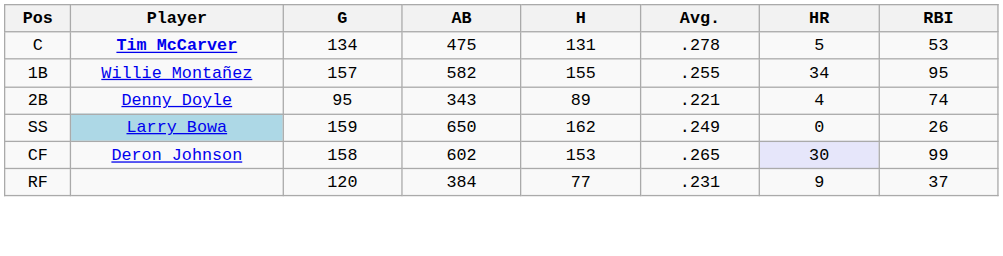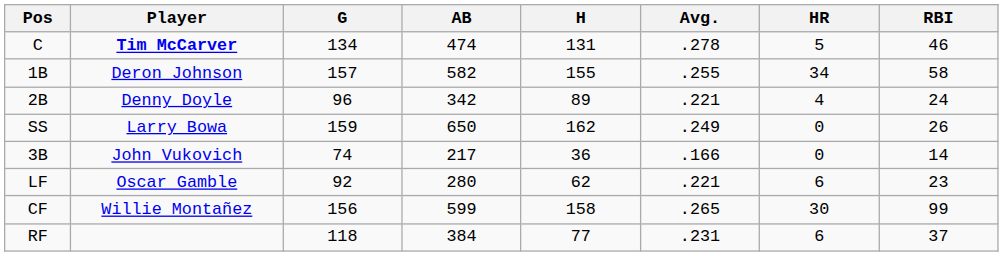(462, 46) 475 -> (462, 46) 474
(938, 46) 53 -> (938, 46) 46
(177, 73) Willie Montañez -> (177, 73) Deron Johnson
(938, 73) 95 -> (938, 73) 58
(342, 100) 95 -> (342, 100) 96
(462, 100) 343 -> (462, 100) 342
(938, 100) 74 -> (938, 100) 24
(177, 128) lightblue background -> (177, 128) no background
+ row: (38, 155)
+ row: (38, 182)
(177, 155) Deron Johnson -> (177, 210) Willie Montañez
(342, 155) 158 -> (342, 210) 156
(462, 155) 602 -> (462, 210) 599
(581, 155) 153 -> (581, 210) 158
(819, 155) lavender background -> (819, 210) no background
(342, 182) 120 -> (342, 237) 118
(819, 182) 9 -> (819, 237) 6
